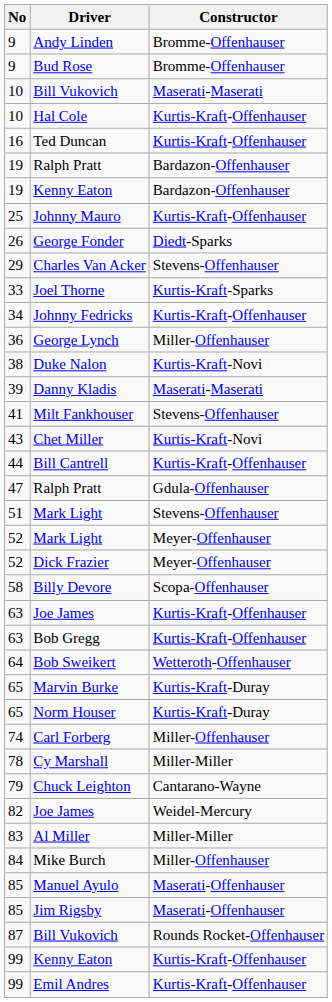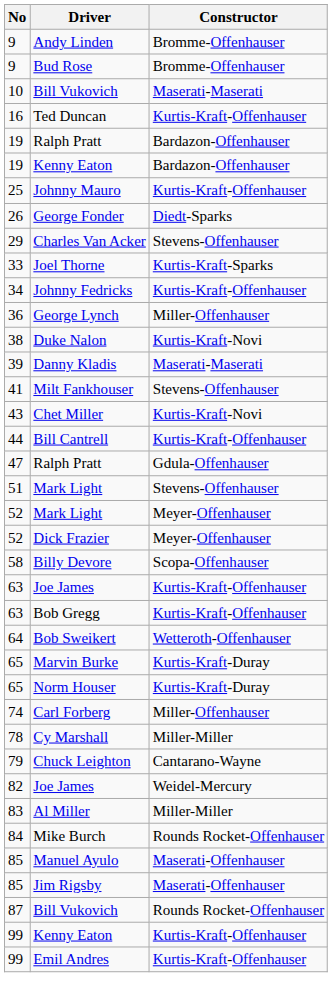- row: (16, 116)
(211, 860) Miller-Offenhauser -> (238, 835) Rounds Rocket-Offenhauser
